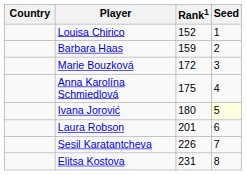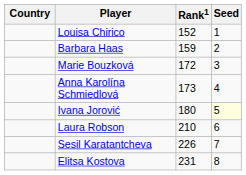(187, 88) 175 -> (187, 88) 173
(187, 128) 201 -> (187, 128) 210
